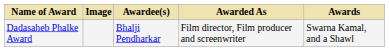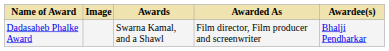columns swapped: (146, 12) <-> (344, 12)
